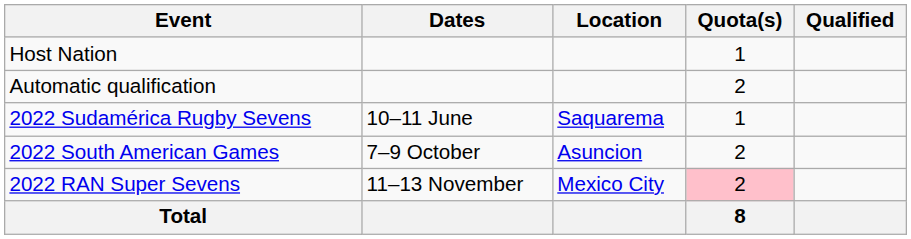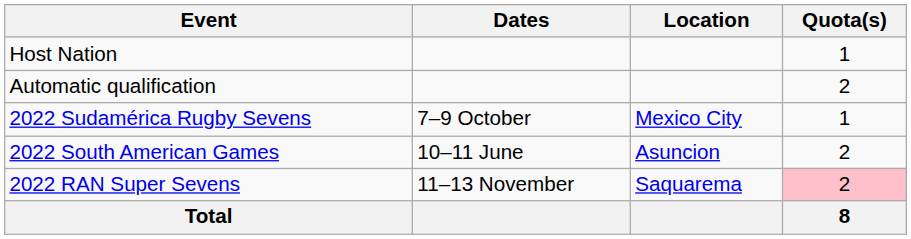- column: (850, 20)
(420, 119) 10–11 June -> (474, 119) 7–9 October
(611, 119) Saquarema -> (689, 119) Mexico City
(423, 151) 7–9 October -> (470, 151) 10–11 June
(611, 184) Mexico City -> (689, 184) Saquarema
